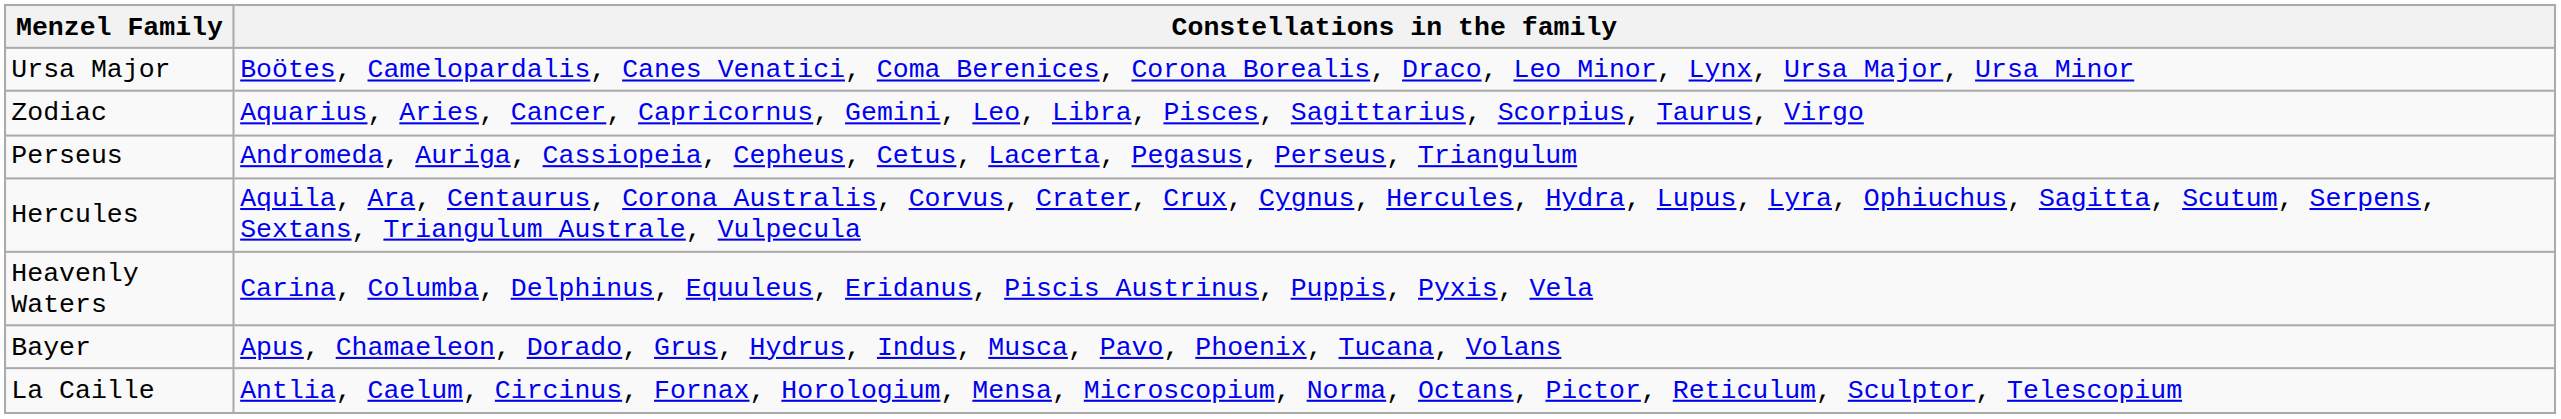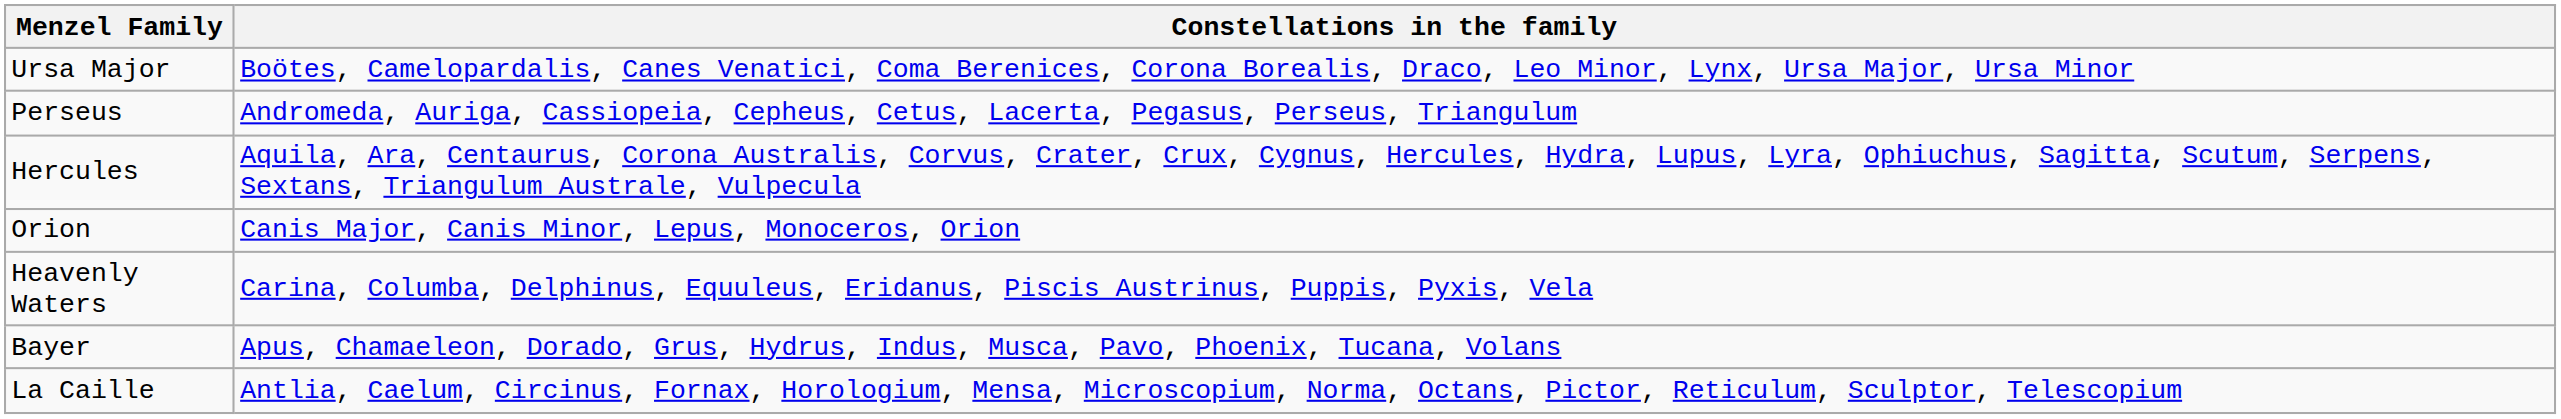- row: (59, 113)
+ row: (51, 230)
